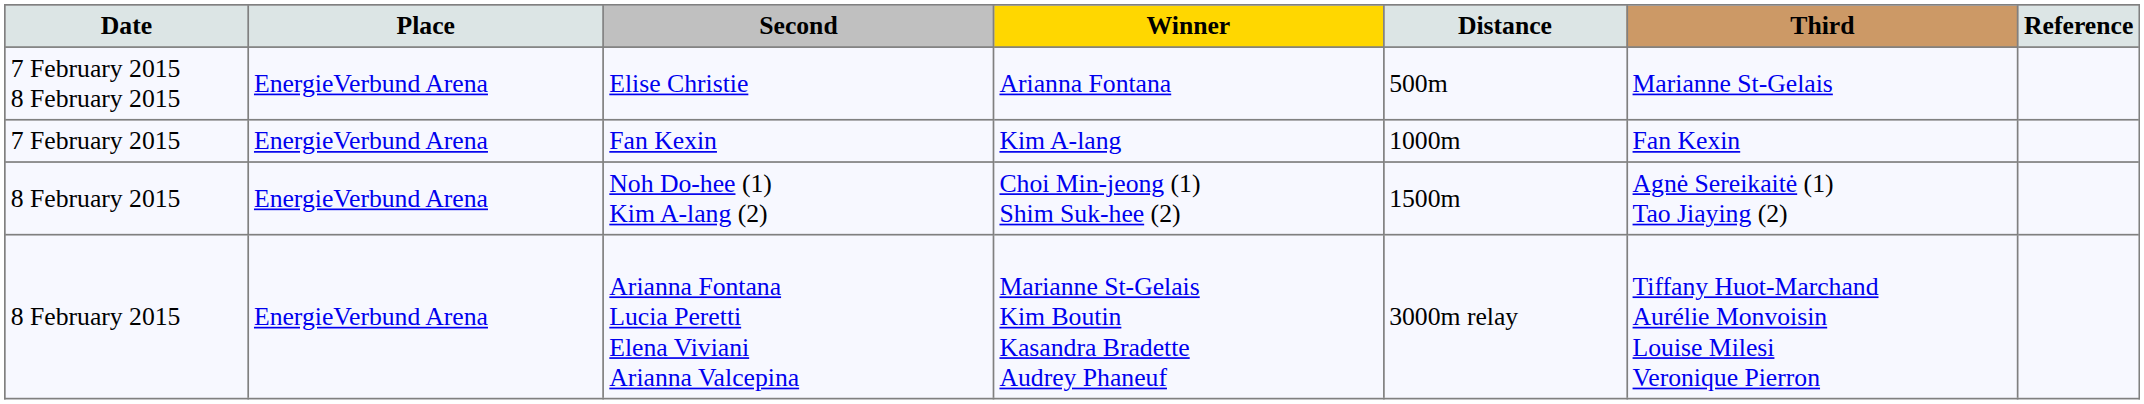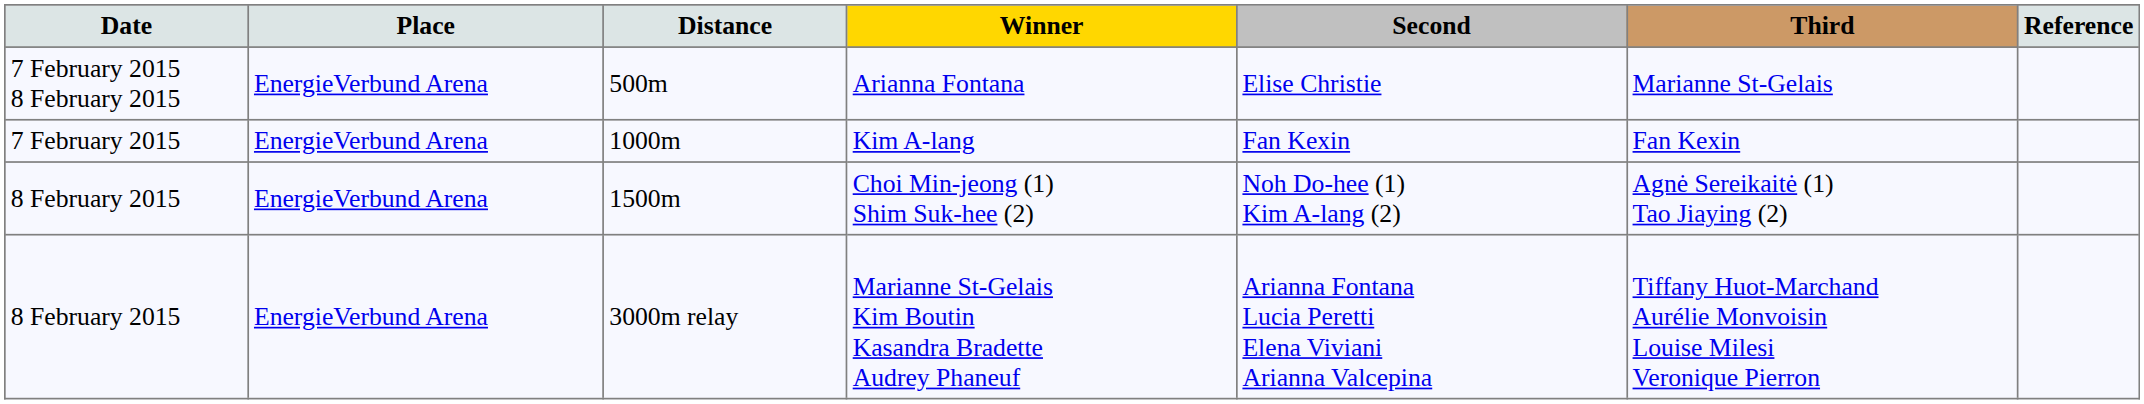columns swapped: (1505, 25) <-> (798, 25)
